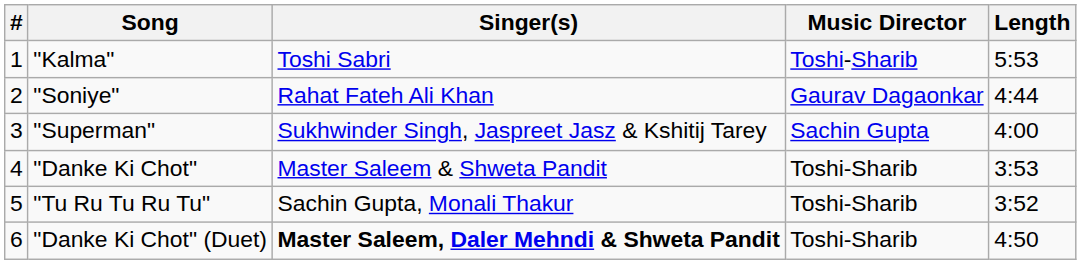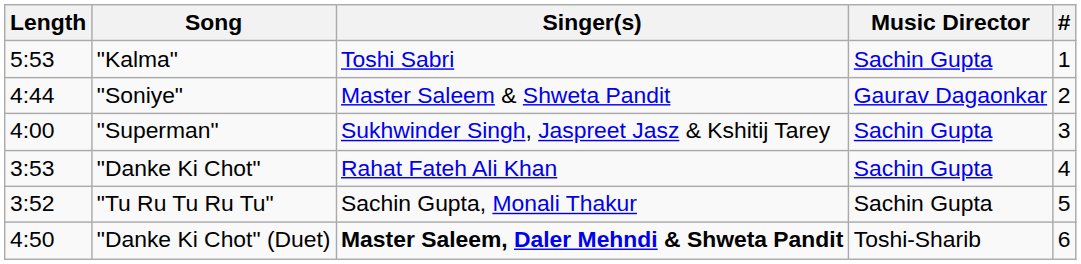columns swapped: (16, 22) <-> (1032, 22)
(854, 58) Toshi-Sharib -> (923, 58) Sachin Gupta
(386, 95) Rahat Fateh Ali Khan -> (506, 95) Master Saleem & Shweta Pandit
(442, 167) Master Saleem & Shweta Pandit -> (449, 167) Rahat Fateh Ali Khan
(854, 167) Toshi-Sharib -> (923, 167) Sachin Gupta
(854, 204) Toshi-Sharib -> (923, 204) Sachin Gupta
